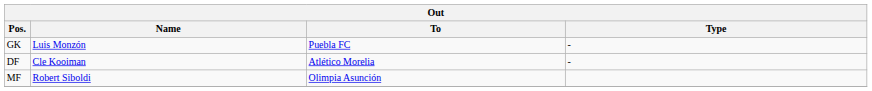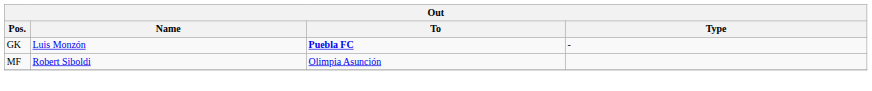(329, 45) normal -> (331, 45) bold
- row: (13, 62)
